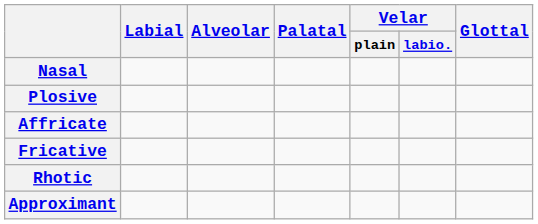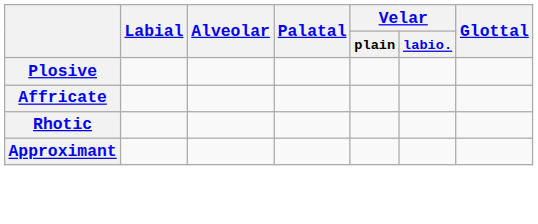- row: (63, 71)
- row: (63, 151)
